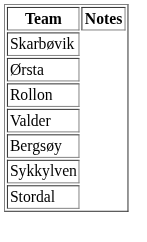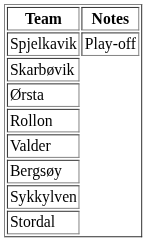+ row: (43, 44)
